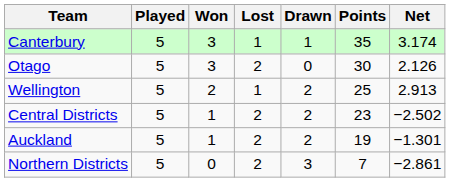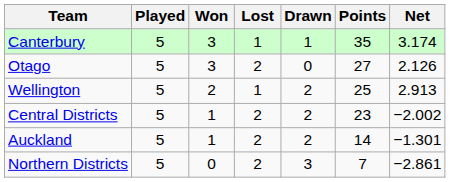(362, 66) 30 -> (362, 66) 27
(417, 115) −2.502 -> (417, 115) −2.002
(362, 139) 19 -> (362, 139) 14
